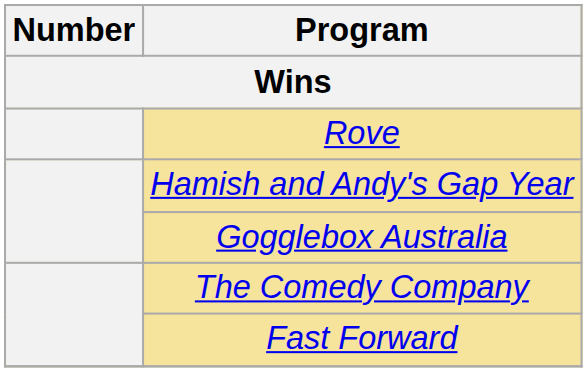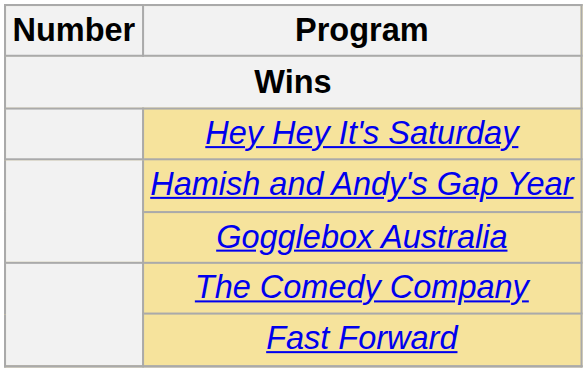+ row: (362, 133)
- row: (362, 133)
